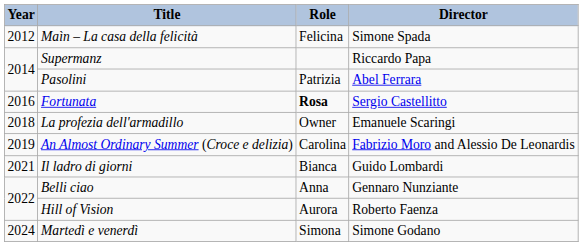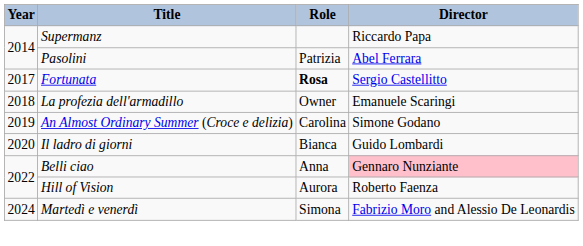- row: (119, 36)
(21, 101) 2016 -> (21, 79) 2017
(463, 144) Fabrizio Moro and Alessio De Leonardis -> (396, 123) Simone Godano
(21, 166) 2021 -> (21, 144) 2020
(405, 187) no background -> (405, 166) pink background
(396, 230) Simone Godano -> (463, 209) Fabrizio Moro and Alessio De Leonardis
